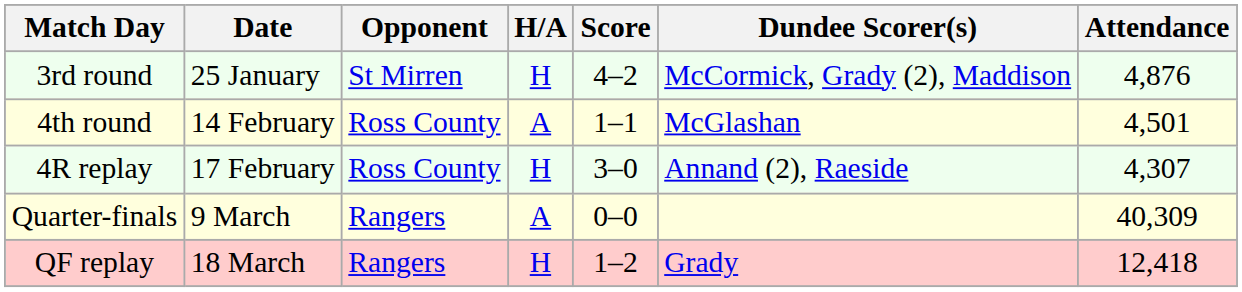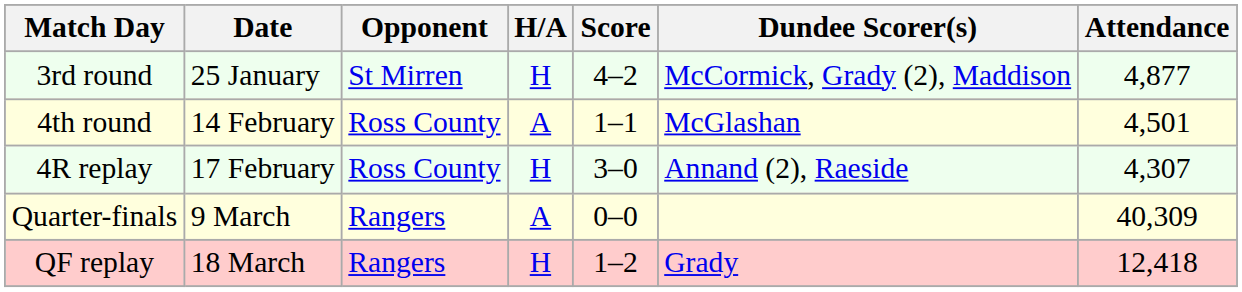(1157, 74) 4,876 -> (1157, 74) 4,877
